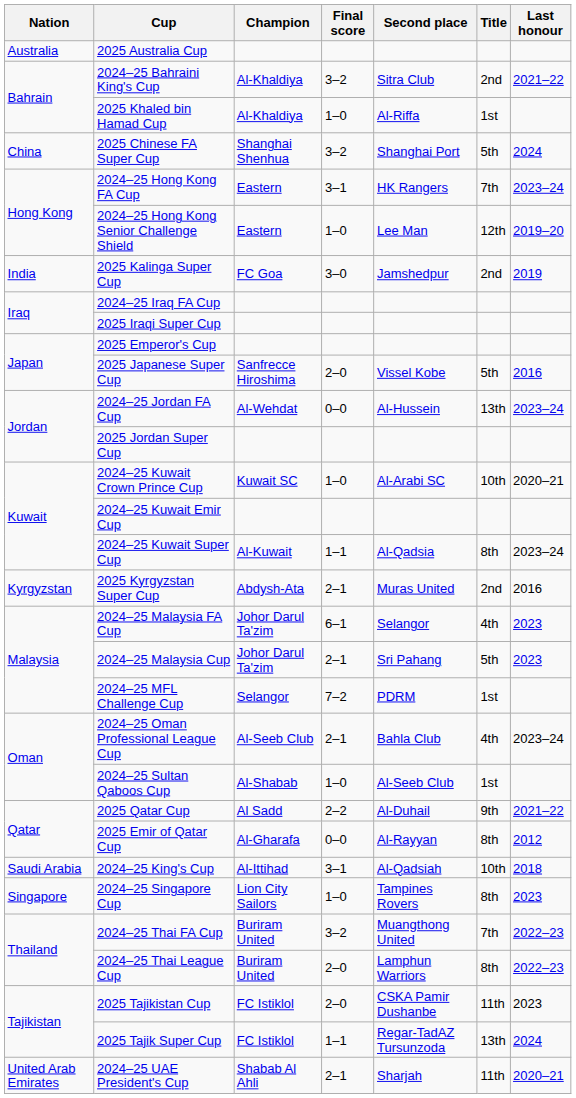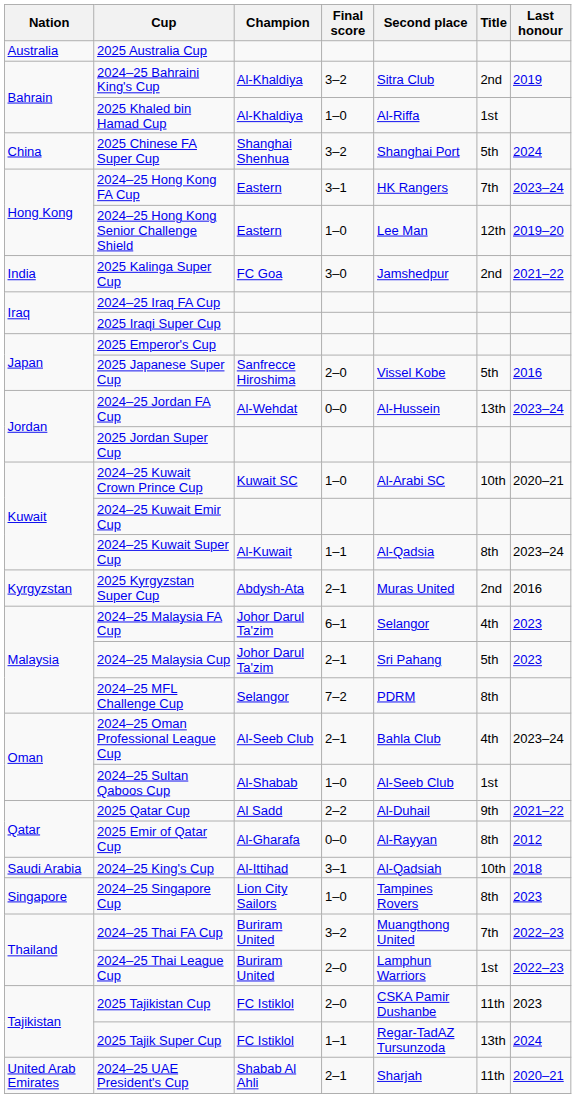(538, 79) 2021–22 -> (528, 79) 2019
(528, 274) 2019 -> (538, 274) 2021–22
(489, 696) 1st -> (489, 696) 8th
(489, 968) 8th -> (489, 968) 1st
